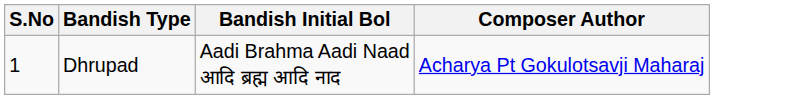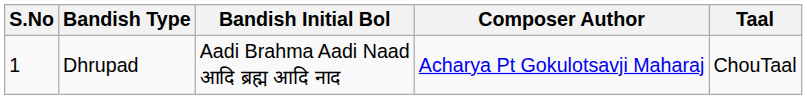+ column: (755, 20)
